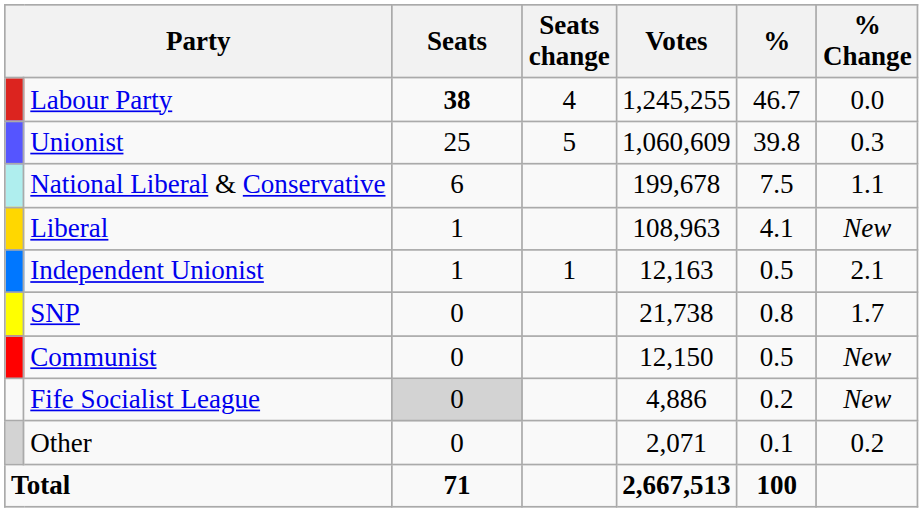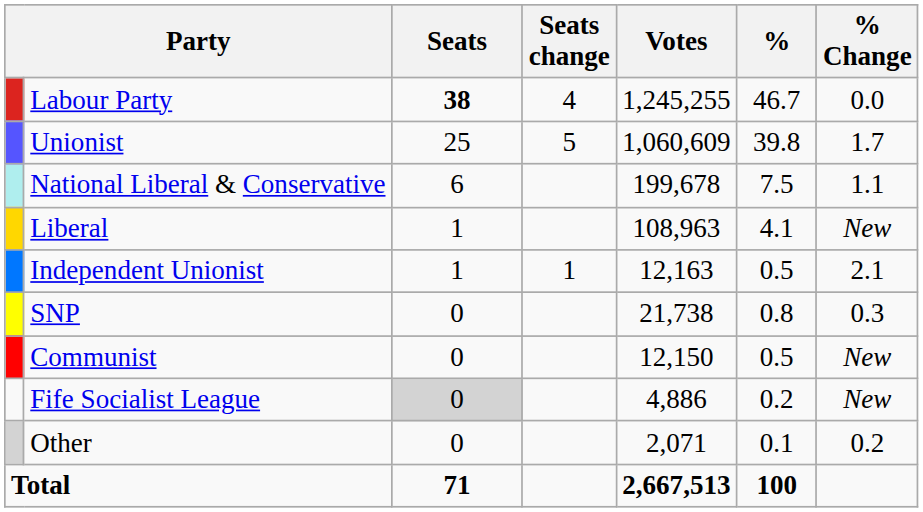(867, 142) 0.3 -> (867, 142) 1.7
(867, 313) 1.7 -> (867, 313) 0.3
